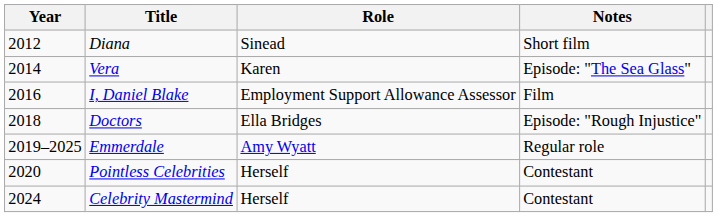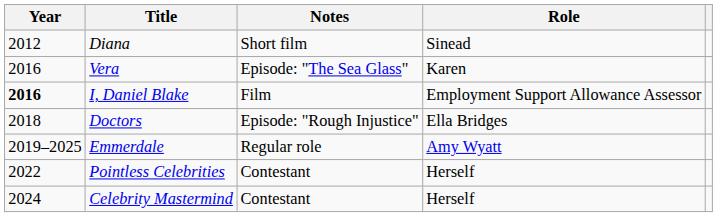columns swapped: (378, 17) <-> (612, 17)
(25, 69) 2014 -> (25, 69) 2016
(25, 95) normal -> (25, 95) bold
(25, 172) 2020 -> (25, 172) 2022
